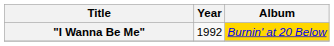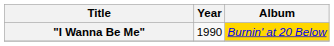(209, 31) 1992 -> (209, 31) 1990
